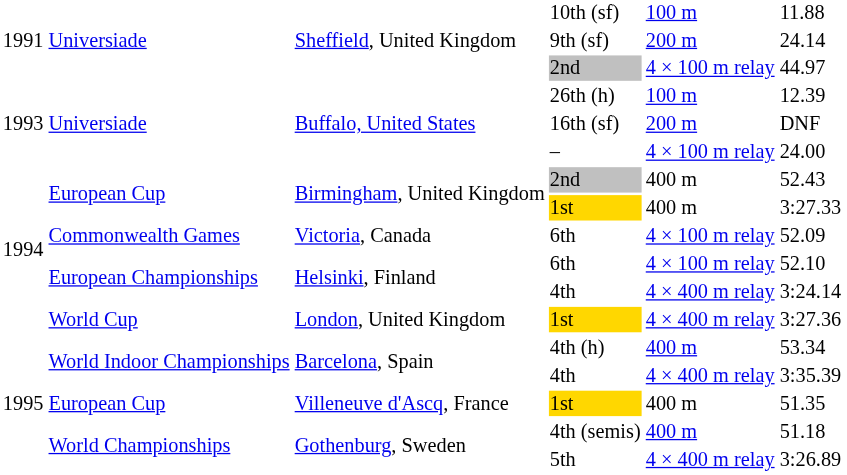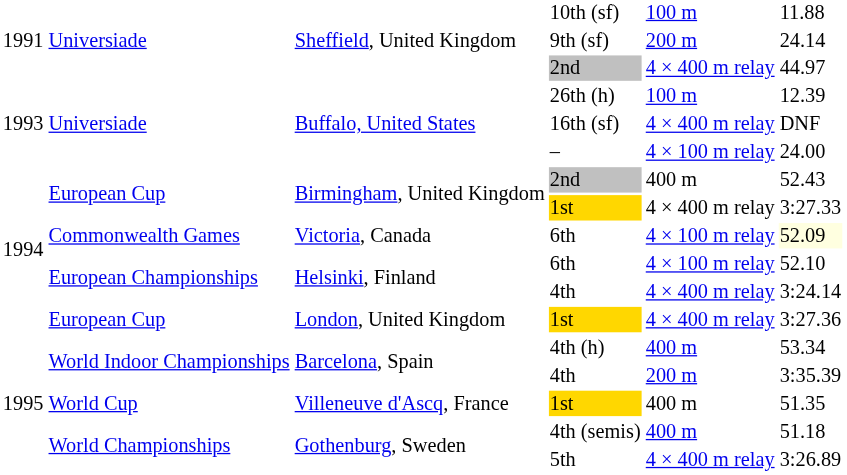(710, 67) 4 × 100 m relay -> (710, 67) 4 × 400 m relay
(671, 123) 200 m -> (710, 123) 4 × 400 m relay
(671, 207) 400 m -> (710, 207) 4 × 400 m relay
(803, 235) no background -> (803, 235) lightyellow background
(93, 319) World Cup -> (107, 319) European Cup
(710, 375) 4 × 400 m relay -> (671, 375) 200 m
(107, 403) European Cup -> (93, 403) World Cup
